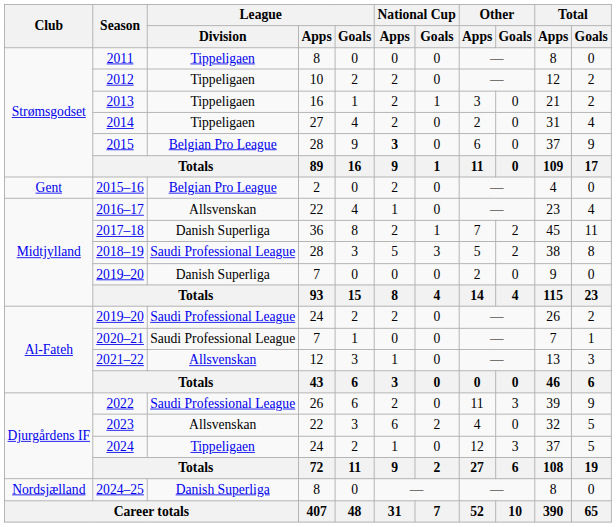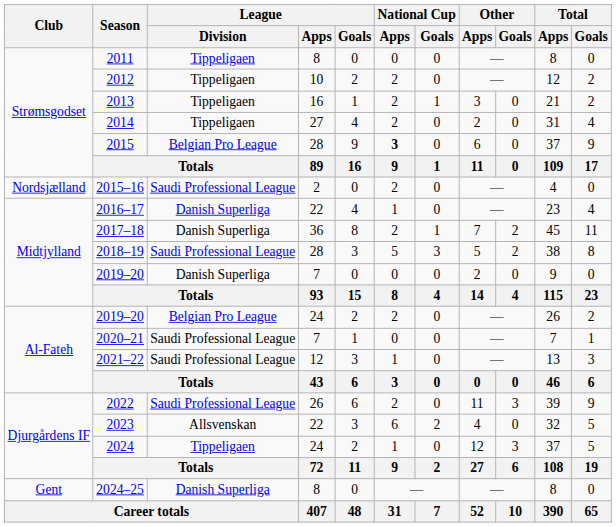(49, 187) Gent -> (49, 187) Nordsjælland
(223, 187) Belgian Pro League -> (223, 187) Saudi Professional League
(223, 209) Allsvenskan -> (223, 209) Danish Superliga
(223, 317) Saudi Professional League -> (223, 317) Belgian Pro League
(223, 360) Allsvenskan -> (223, 360) Saudi Professional League
(49, 489) Nordsjælland -> (49, 489) Gent
